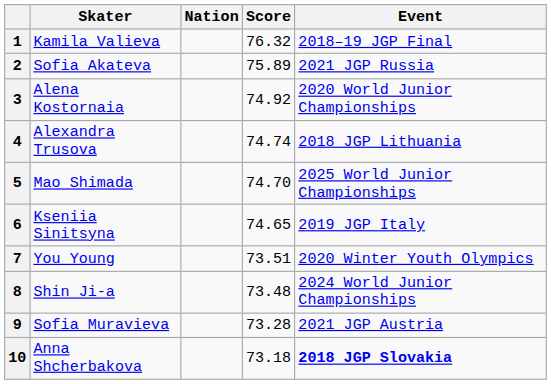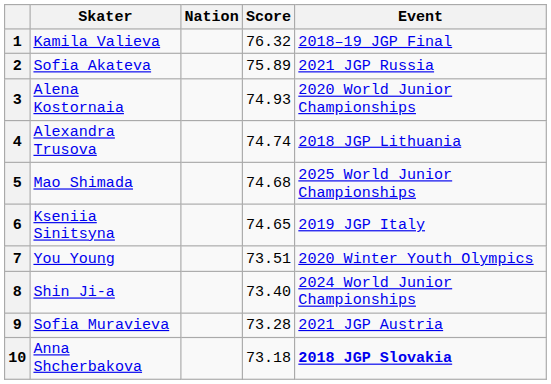(269, 99) 74.92 -> (269, 99) 74.93
(269, 183) 74.70 -> (269, 183) 74.68
(269, 292) 73.48 -> (269, 292) 73.40
